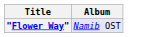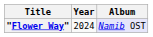+ column: (84, 11)
